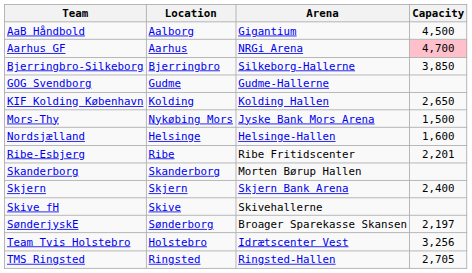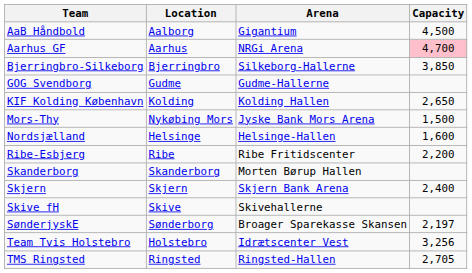(438, 154) 2,201 -> (438, 154) 2,200
